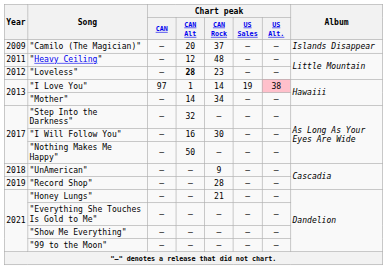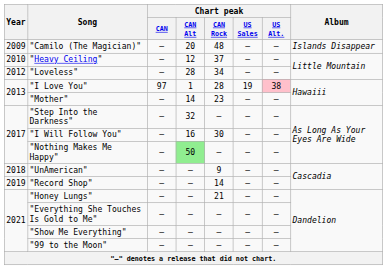(219, 46) 37 -> (219, 46) 48
(16, 60) 2011 -> (16, 60) 2010
(219, 60) 48 -> (219, 60) 37
(190, 73) bold -> (190, 73) normal
(219, 73) 23 -> (219, 73) 34
(219, 86) 14 -> (219, 86) 28
(219, 99) 34 -> (219, 99) 23
(190, 152) no background -> (190, 152) lightgreen background
(219, 183) 28 -> (219, 183) 14
